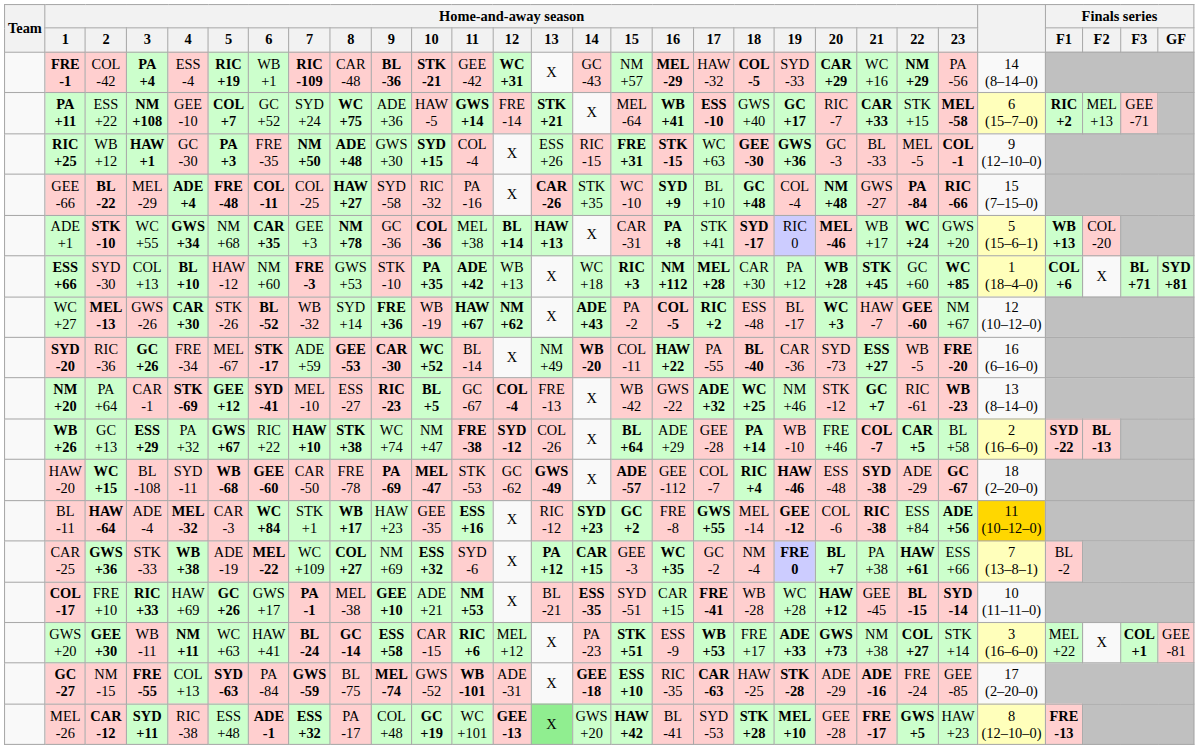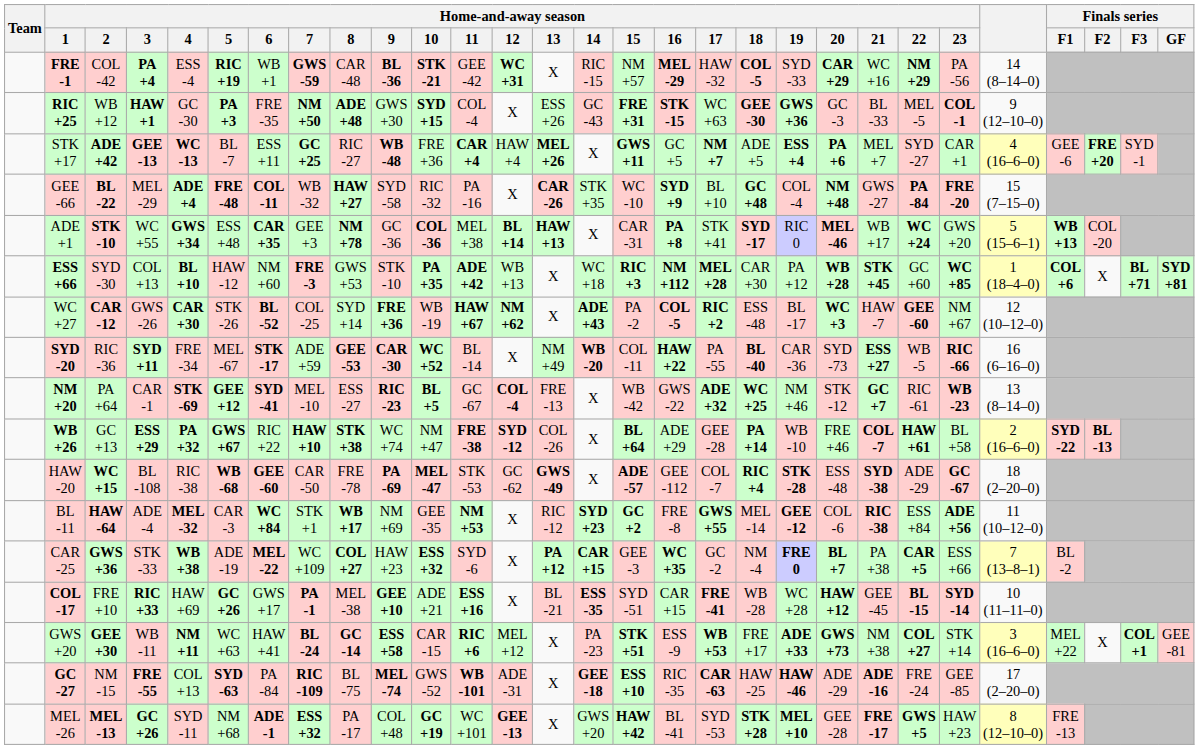(310, 72) RIC -109 -> (310, 72) GWS -59
(592, 72) GC -43 -> (593, 72) RIC -15
- row: (65, 112)
(592, 153) RIC -15 -> (593, 112) GC -43
+ row: (65, 153)
(310, 194) COL -25 -> (310, 194) WB -32
(958, 194) RIC -66 -> (960, 194) FRE -20
(229, 235) NM +68 -> (229, 235) ESS +48
(106, 316) MEL -13 -> (106, 316) CAR -12
(310, 316) WB -32 -> (310, 316) COL -25
(147, 357) GC +26 -> (147, 357) SYD +11
(958, 357) FRE -20 -> (960, 357) RIC -66
(188, 438) normal -> (188, 438) bold
(917, 438) CAR +5 -> (919, 438) HAW +61
(188, 479) SYD -11 -> (188, 479) RIC -38
(795, 479) HAW -46 -> (796, 479) STK -28
(391, 520) HAW +23 -> (391, 520) NM +69
(472, 520) ESS +16 -> (472, 520) NM +53
(1012, 520) gold background -> (1013, 520) no background
(391, 560) NM +69 -> (391, 560) HAW +23
(917, 560) HAW +61 -> (919, 560) CAR +5
(472, 601) NM +53 -> (472, 601) ESS +16
(310, 683) GWS -59 -> (310, 683) RIC -109
(795, 683) STK -28 -> (796, 683) HAW -46
(106, 723) CAR -12 -> (106, 723) MEL -13
(147, 723) SYD +11 -> (147, 723) GC +26
(188, 723) RIC -38 -> (188, 723) SYD -11
(229, 723) ESS +48 -> (229, 723) NM +68
(552, 723) lightgreen background -> (553, 723) no background
(1064, 723) bold -> (1066, 723) normal
